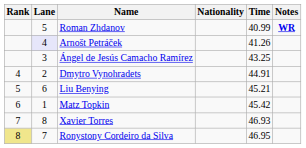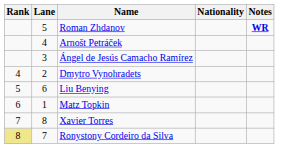- column: (259, 12)
(44, 43) lavender background -> (44, 43) no background
